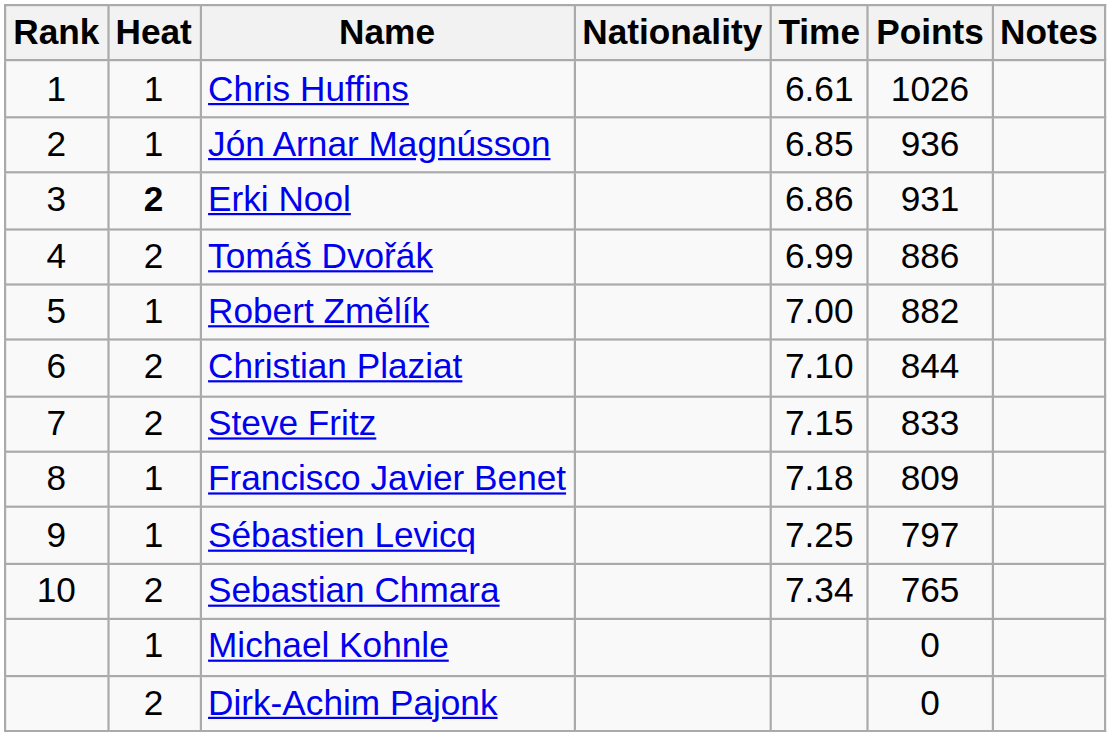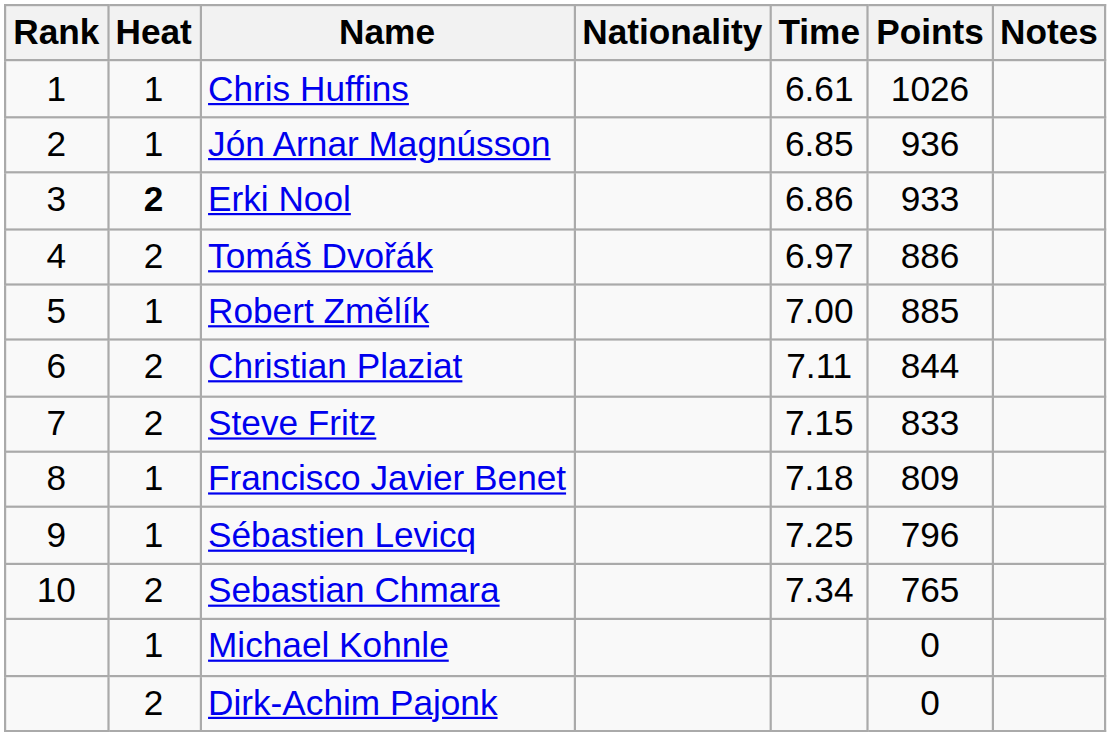(930, 199) 931 -> (930, 199) 933
(819, 255) 6.99 -> (819, 255) 6.97
(930, 311) 882 -> (930, 311) 885
(819, 367) 7.10 -> (819, 367) 7.11
(930, 534) 797 -> (930, 534) 796
